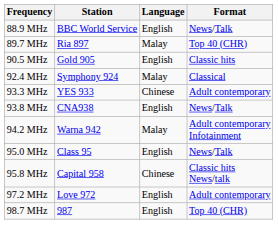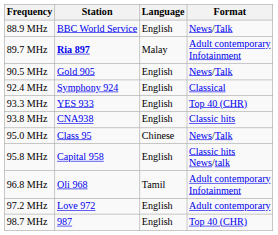(73, 44) normal -> (73, 50) bold
(218, 44) Top 40 (CHR) -> (230, 50) Adult contemporary Infotainment
(212, 60) Classic hits -> (211, 71) News/Talk
(155, 76) Malay -> (157, 87) English
(158, 92) Chinese -> (157, 103) English
(230, 92) Adult contemporary -> (218, 103) Top 40 (CHR)
(211, 108) News/Talk -> (212, 119) Classic hits
- row: (27, 130)
(157, 151) English -> (158, 135) Chinese
(158, 173) Chinese -> (157, 157) English
+ row: (27, 184)
